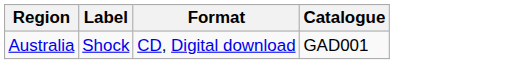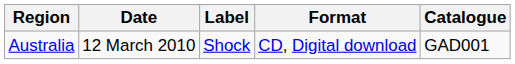+ column: (139, 17)
